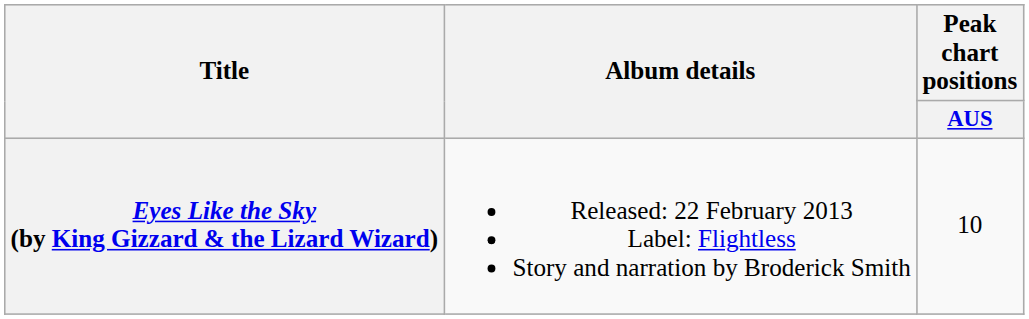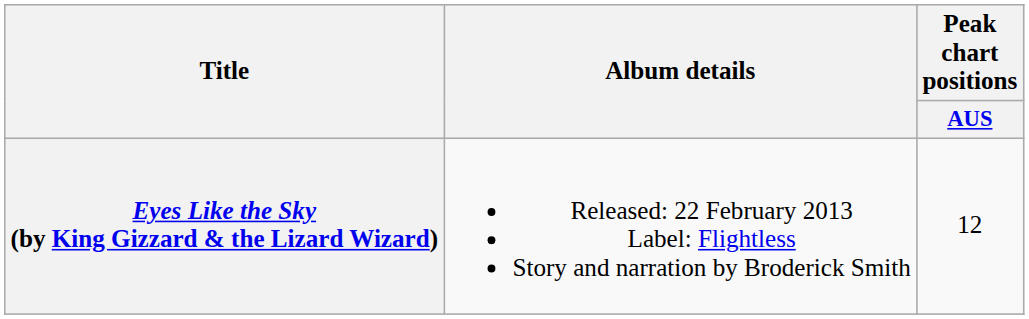(970, 225) 10 -> (970, 225) 12
